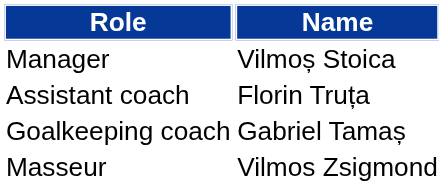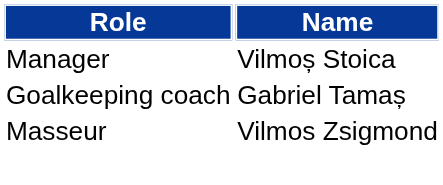- row: (98, 95)
